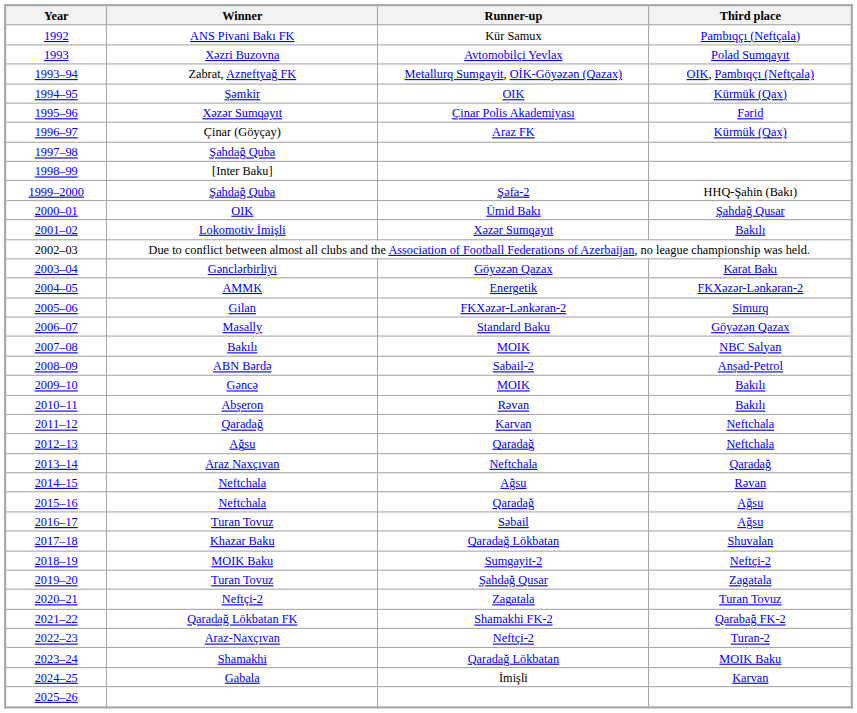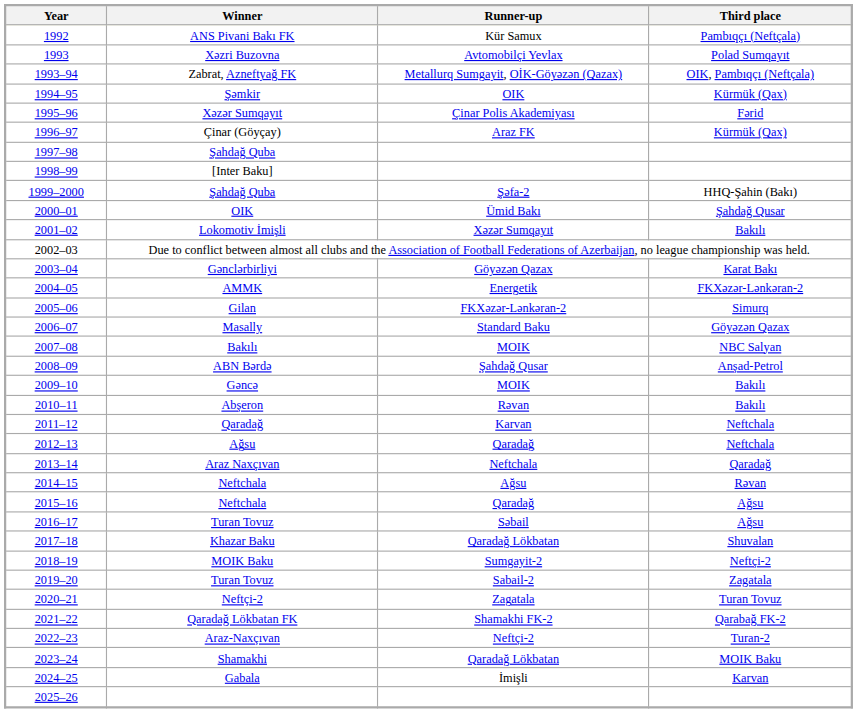(513, 366) Sabail-2 -> (513, 366) Şahdağ Qusar
(513, 580) Şahdağ Qusar -> (513, 580) Sabail-2
